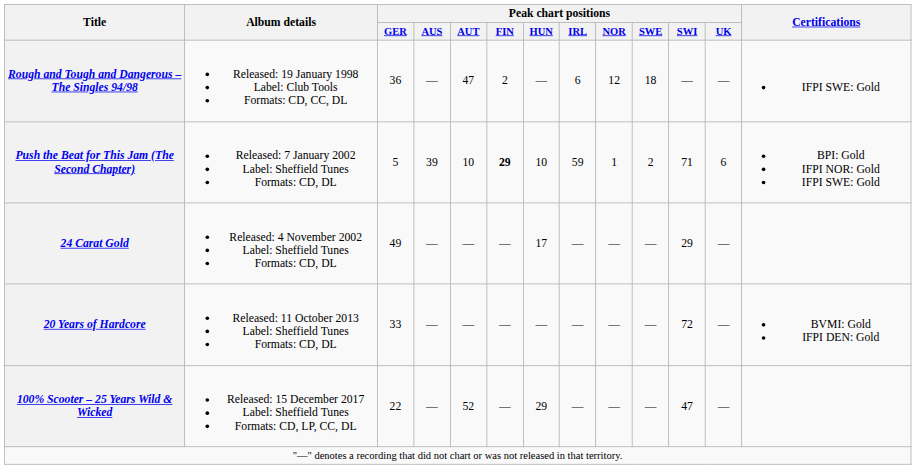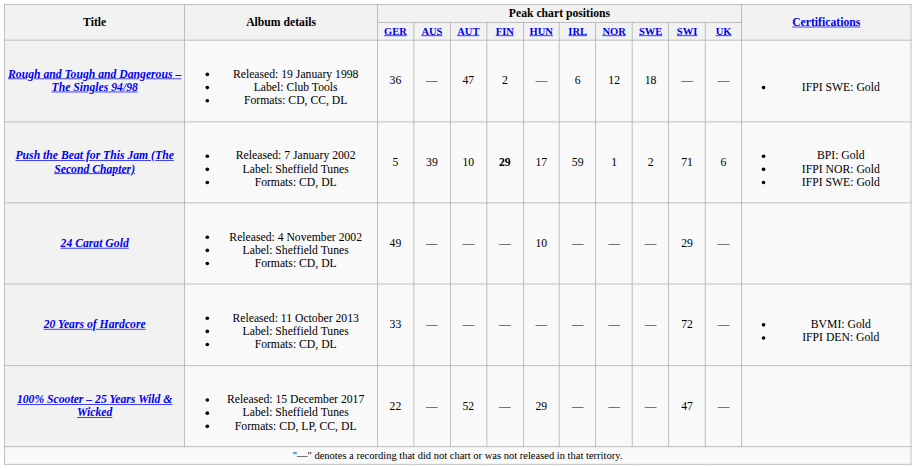(541, 162) 10 -> (541, 162) 17
(541, 243) 17 -> (541, 243) 10
